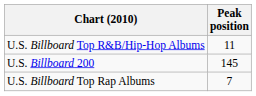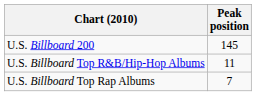rows swapped: (51, 63) <-> (106, 44)
